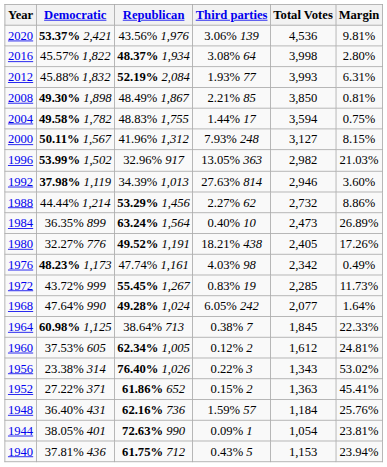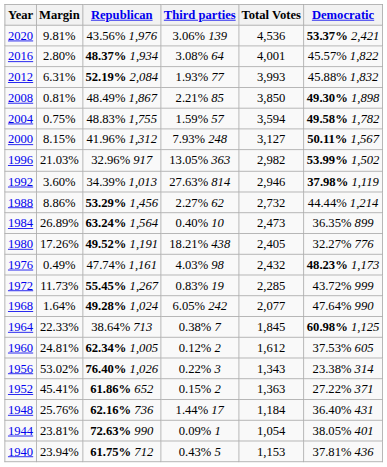columns swapped: (75, 15) <-> (359, 15)
(303, 56) 3,998 -> (271, 56) 4,001
(232, 119) 1.44% 17 -> (200, 119) 1.59% 57
(303, 264) 2,342 -> (271, 264) 2,432
(232, 410) 1.59% 57 -> (200, 410) 1.44% 17
